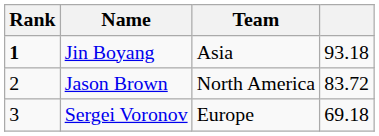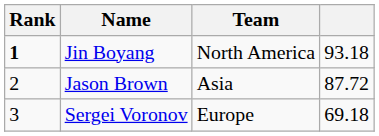(215, 51) Asia -> (256, 51) North America
(256, 83) North America -> (215, 83) Asia
(347, 83) 83.72 -> (347, 83) 87.72
